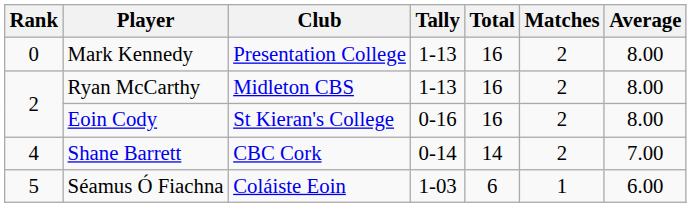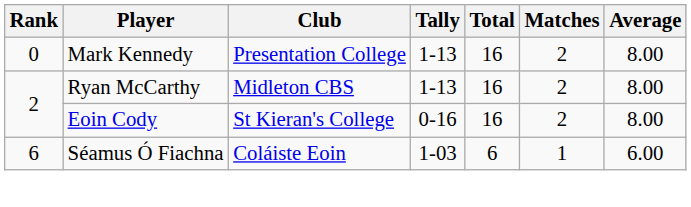- row: (124, 152)
(34, 185) 5 -> (34, 152) 6
